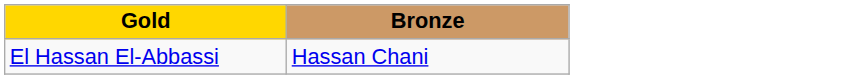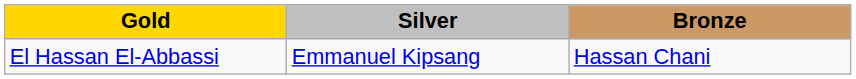+ column: (428, 21)
